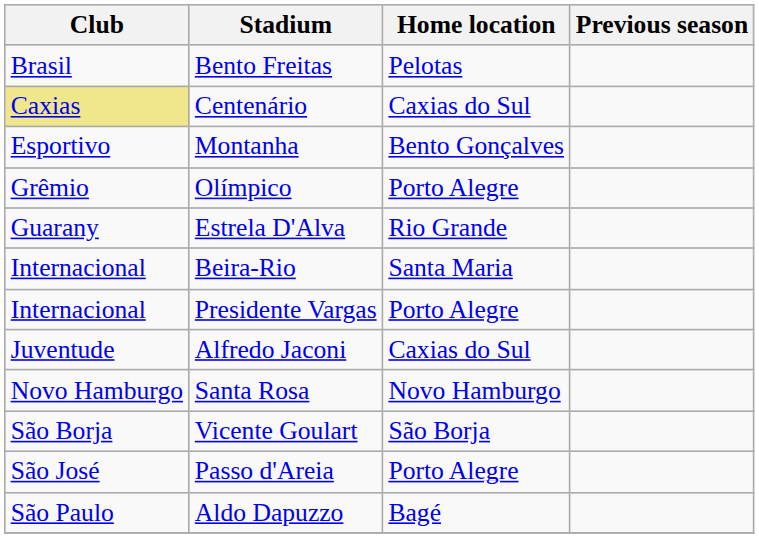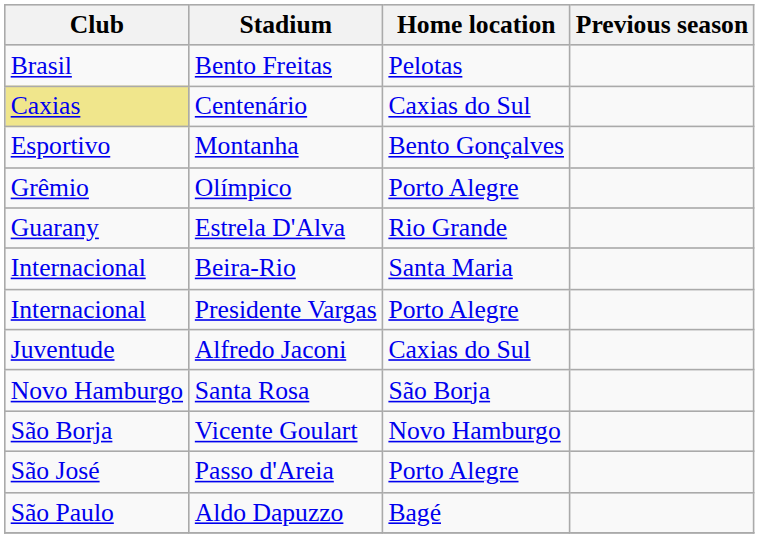(475, 390) Novo Hamburgo -> (439, 390) São Borja
(439, 430) São Borja -> (475, 430) Novo Hamburgo
